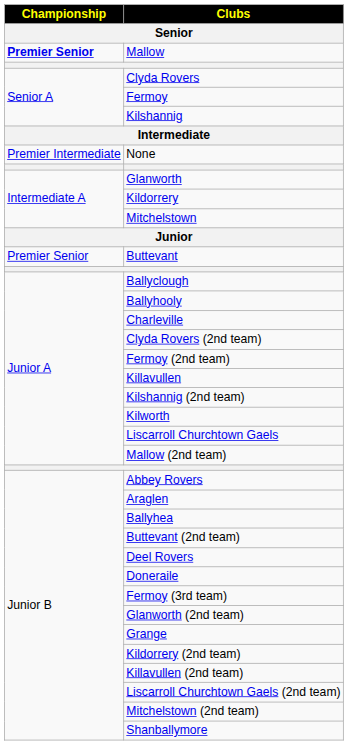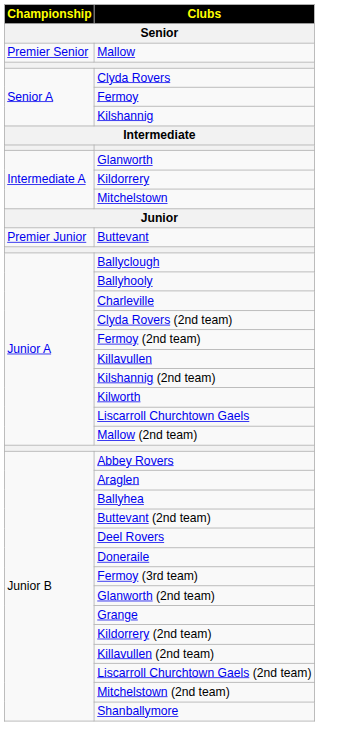(50, 52) bold -> (48, 52) normal
- row: (141, 154)
(48, 256) Premier Senior -> (47, 237) Premier Junior
